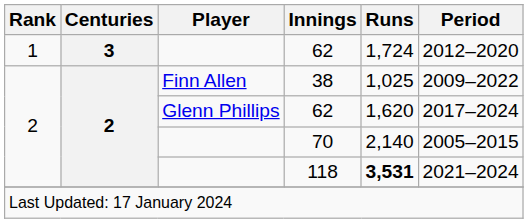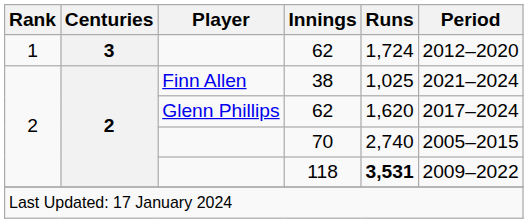(471, 80) 2009–2022 -> (471, 80) 2021–2024
(390, 141) 2,140 -> (390, 141) 2,740
(471, 171) 2021–2024 -> (471, 171) 2009–2022
